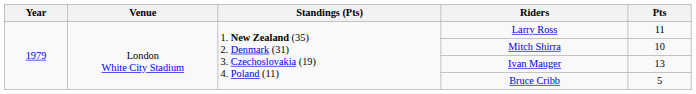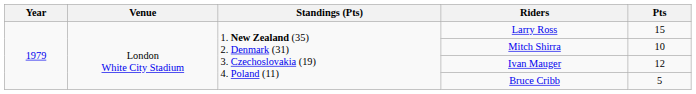(660, 30) 11 -> (660, 30) 15
(660, 64) 13 -> (660, 64) 12
